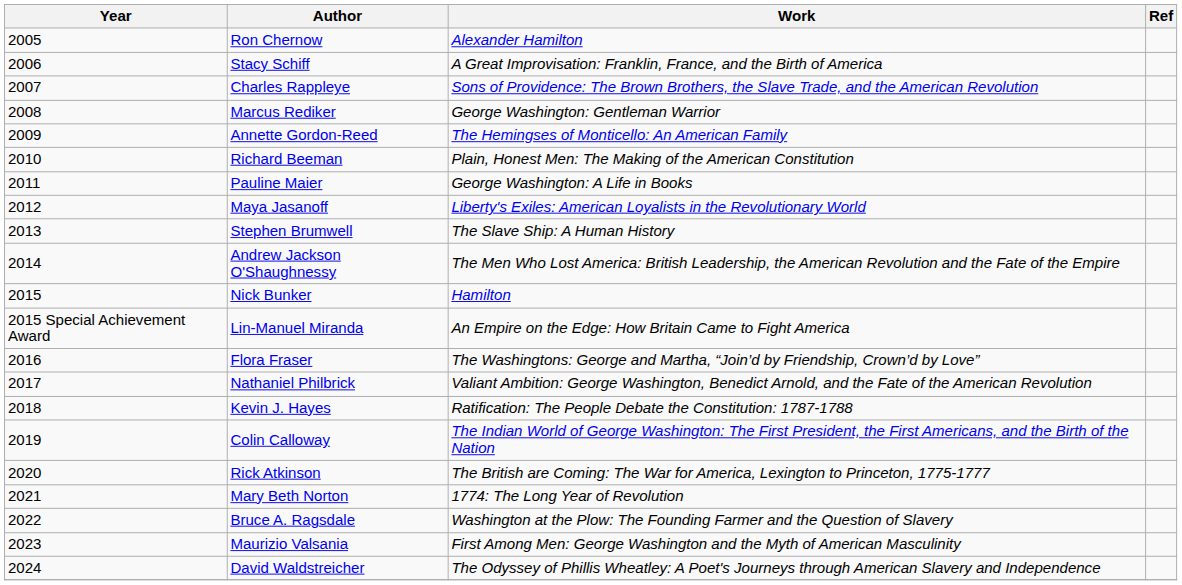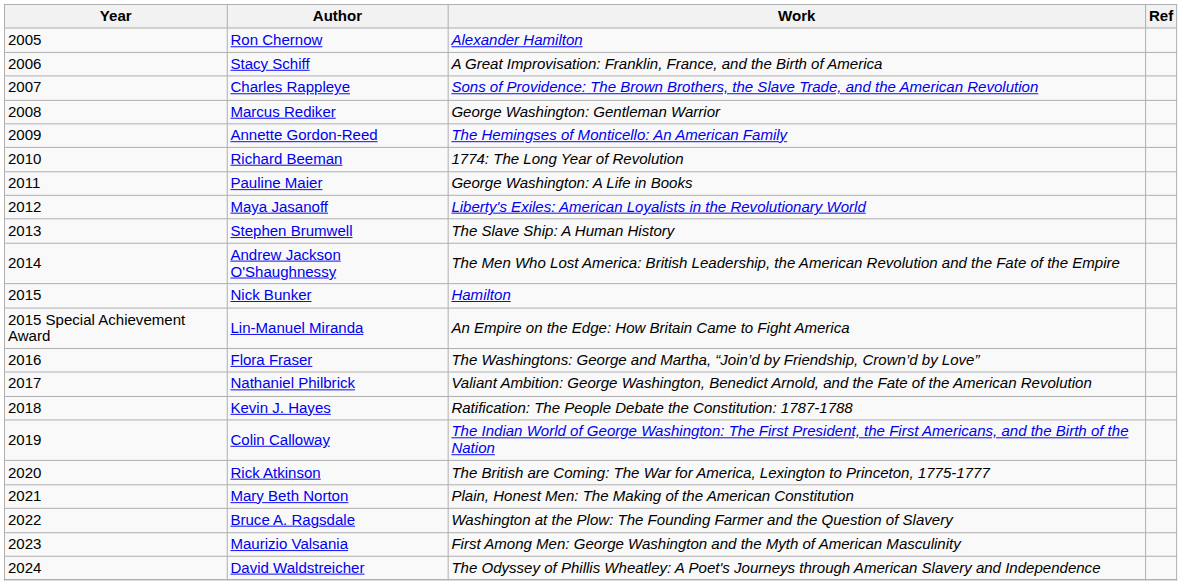(653, 159) Plain, Honest Men: The Making of the American Constitution -> (567, 159) 1774: The Long Year of Revolution
(567, 496) 1774: The Long Year of Revolution -> (653, 496) Plain, Honest Men: The Making of the American Constitution
